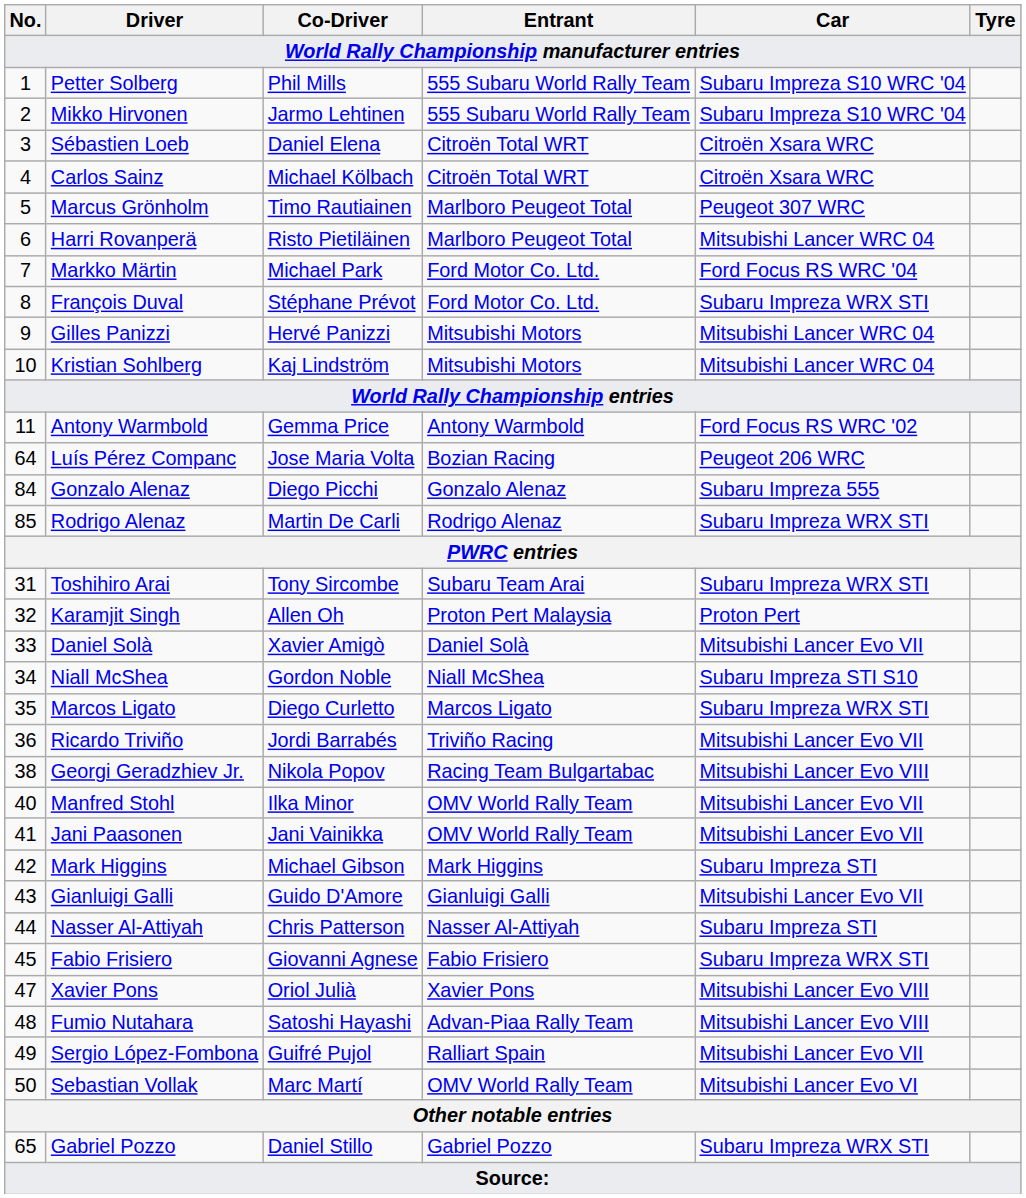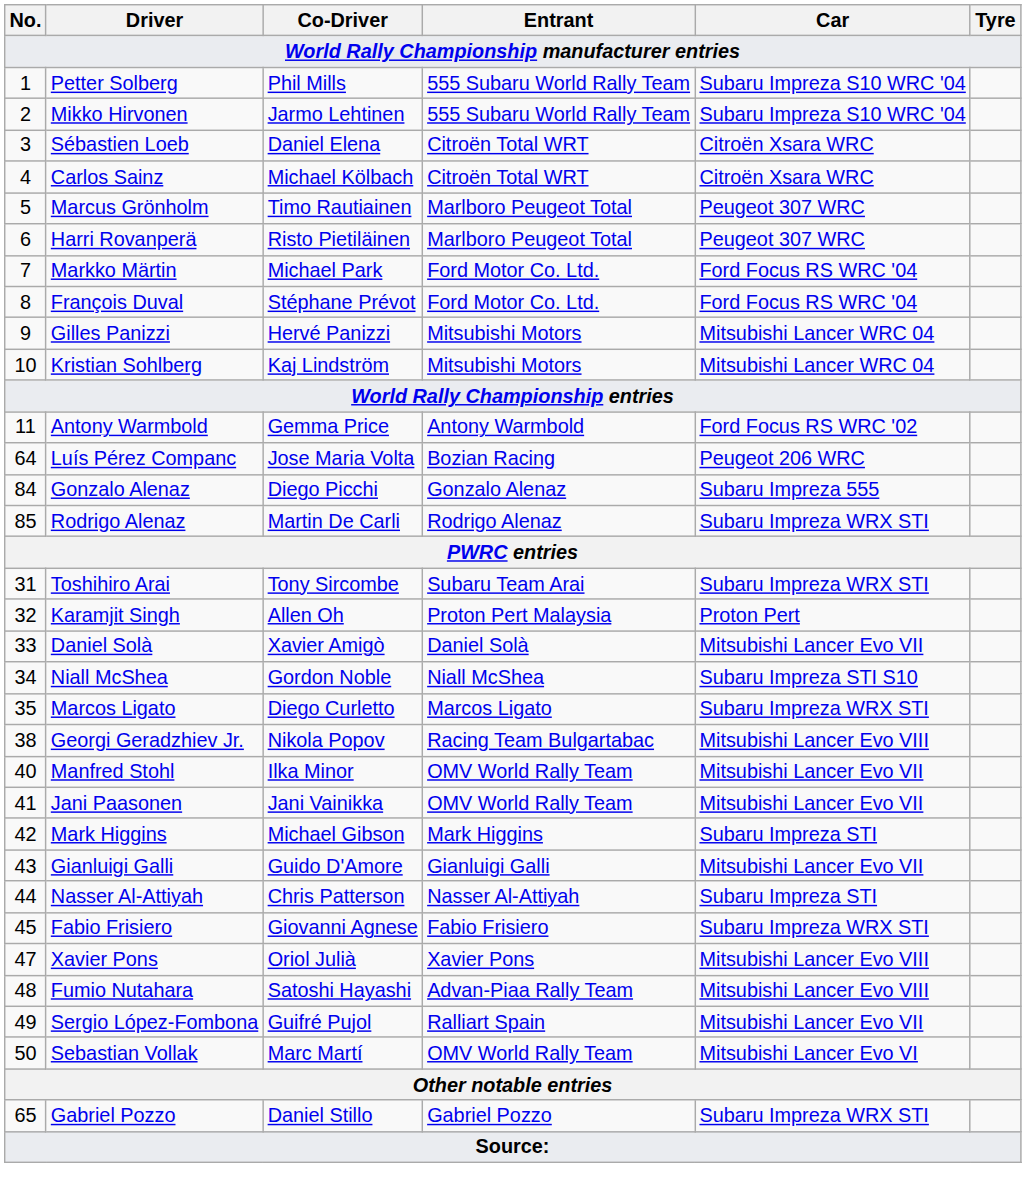(817, 239) Mitsubishi Lancer WRC 04 -> (782, 239) Peugeot 307 WRC
(814, 302) Subaru Impreza WRX STI -> (808, 302) Ford Focus RS WRC '04
- row: (117, 740)
